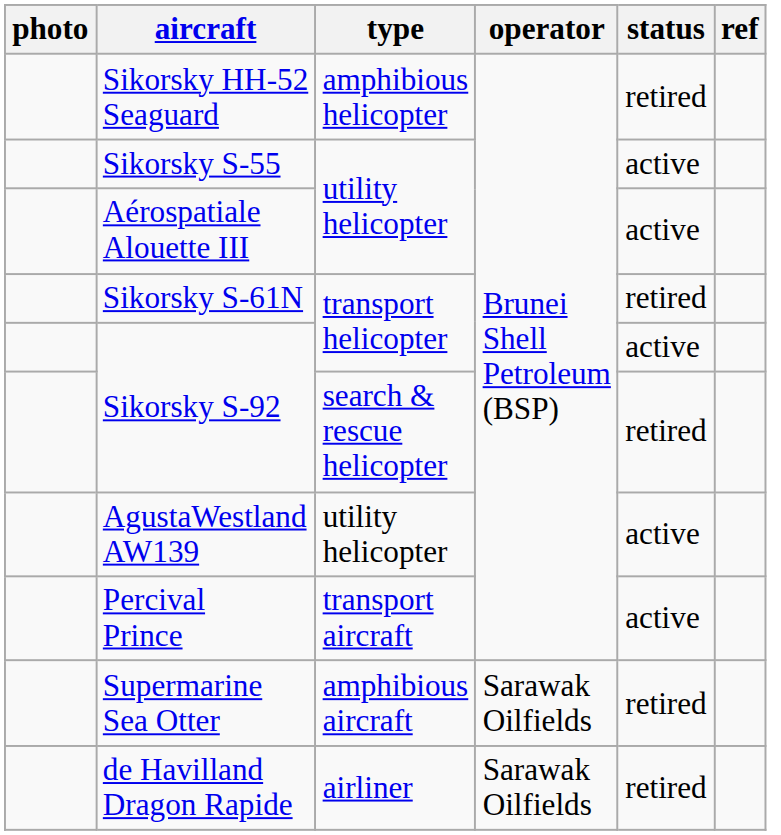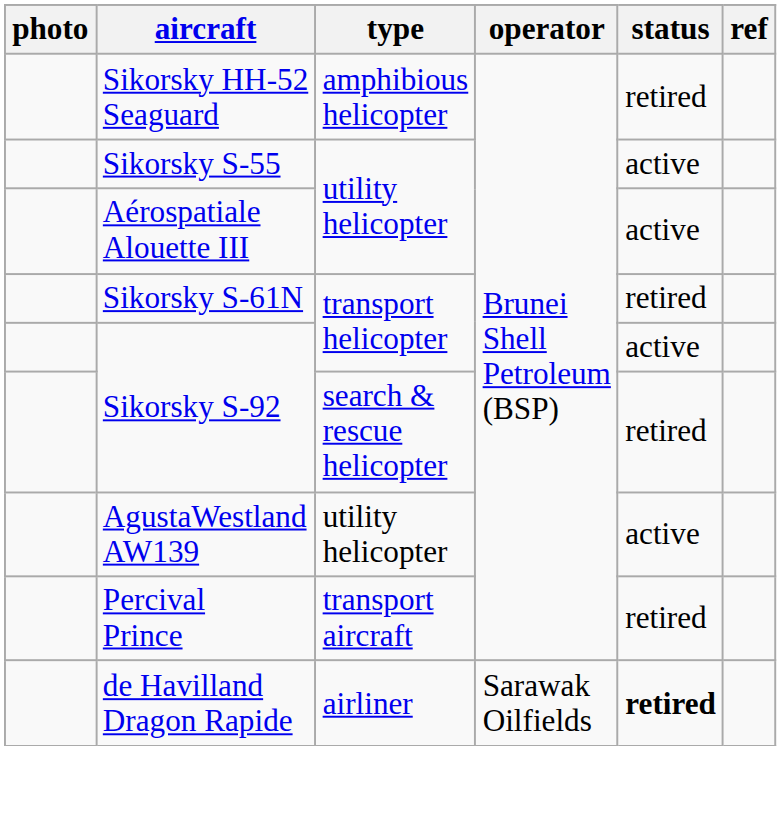(663, 618) active -> (666, 618) retired
- row: (183, 702)
(666, 787) normal -> (671, 702) bold
